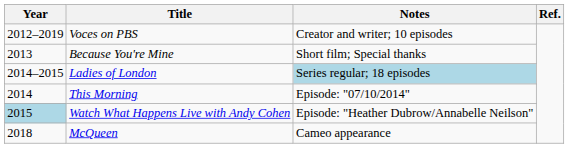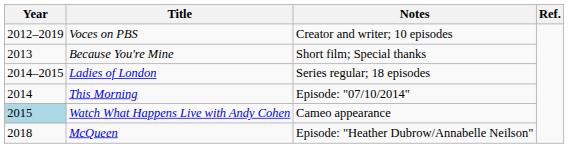(363, 73) lightblue background -> (363, 73) no background
(415, 113) Episode: "Heather Dubrow/Annabelle Neilson" -> (343, 113) Cameo appearance
(343, 133) Cameo appearance -> (415, 133) Episode: "Heather Dubrow/Annabelle Neilson"
